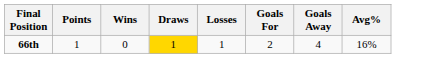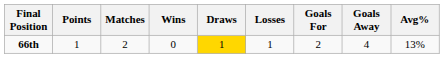+ column: (125, 20)
(366, 44) 16% -> (415, 44) 13%
